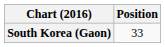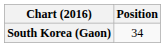(137, 33) 33 -> (137, 33) 34
